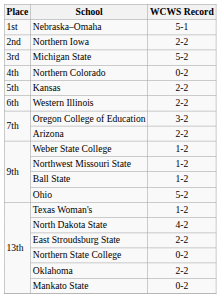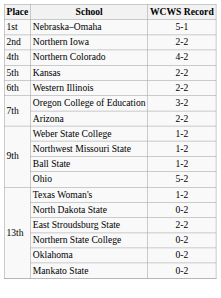- row: (62, 57)
(182, 73) 0-2 -> (182, 57) 4-2
(182, 225) 4-2 -> (182, 210) 0-2
(182, 270) 2-2 -> (182, 255) 0-2
